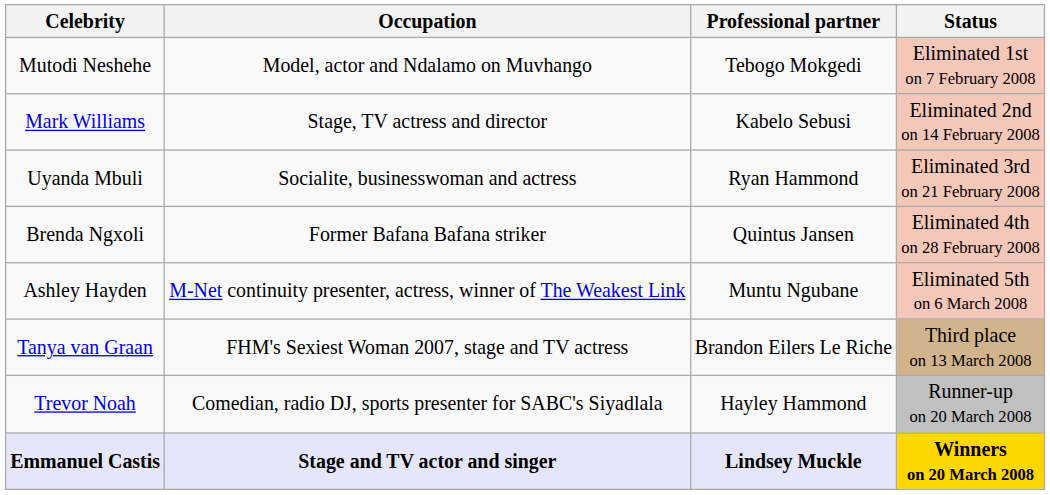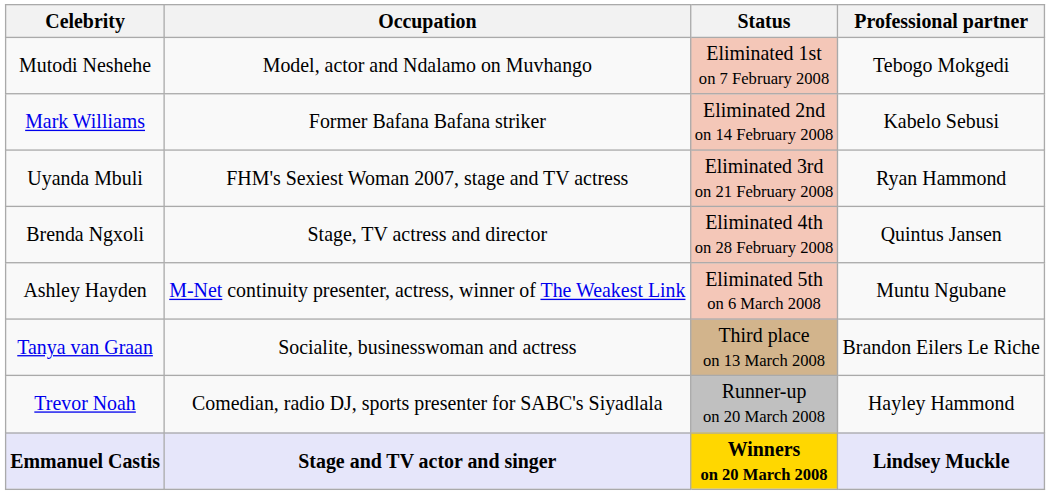columns swapped: (793, 20) <-> (971, 20)
(427, 121) Stage, TV actress and director -> (427, 121) Former Bafana Bafana striker
(427, 178) Socialite, businesswoman and actress -> (427, 178) FHM's Sexiest Woman 2007, stage and TV actress
(427, 234) Former Bafana Bafana striker -> (427, 234) Stage, TV actress and director
(427, 347) FHM's Sexiest Woman 2007, stage and TV actress -> (427, 347) Socialite, businesswoman and actress
